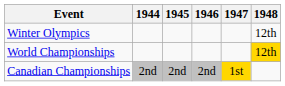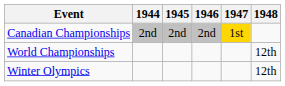rows swapped: (48, 33) <-> (69, 71)
(266, 52) gold background -> (266, 52) no background
